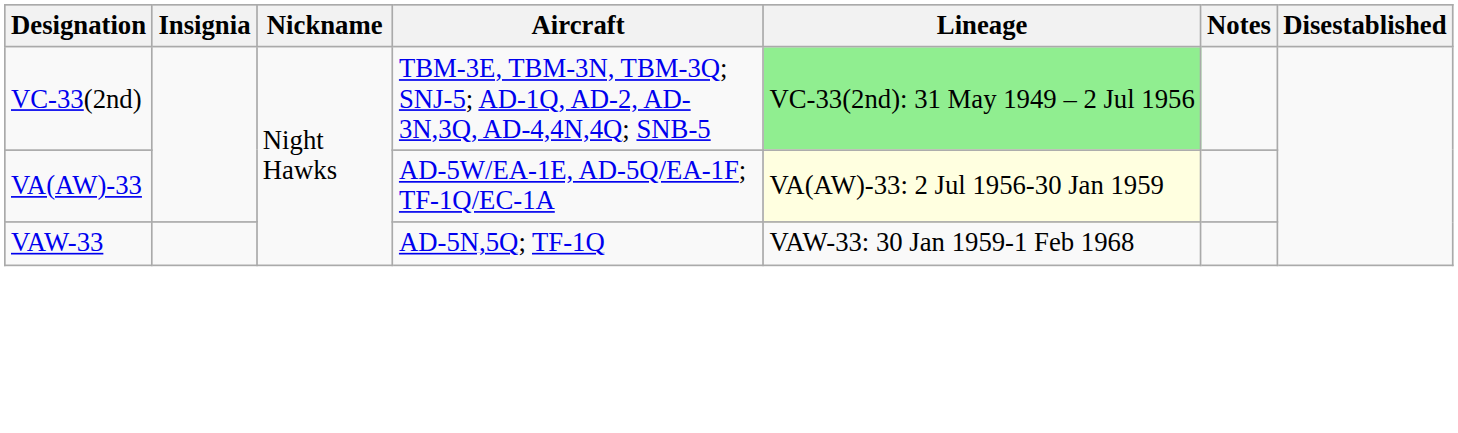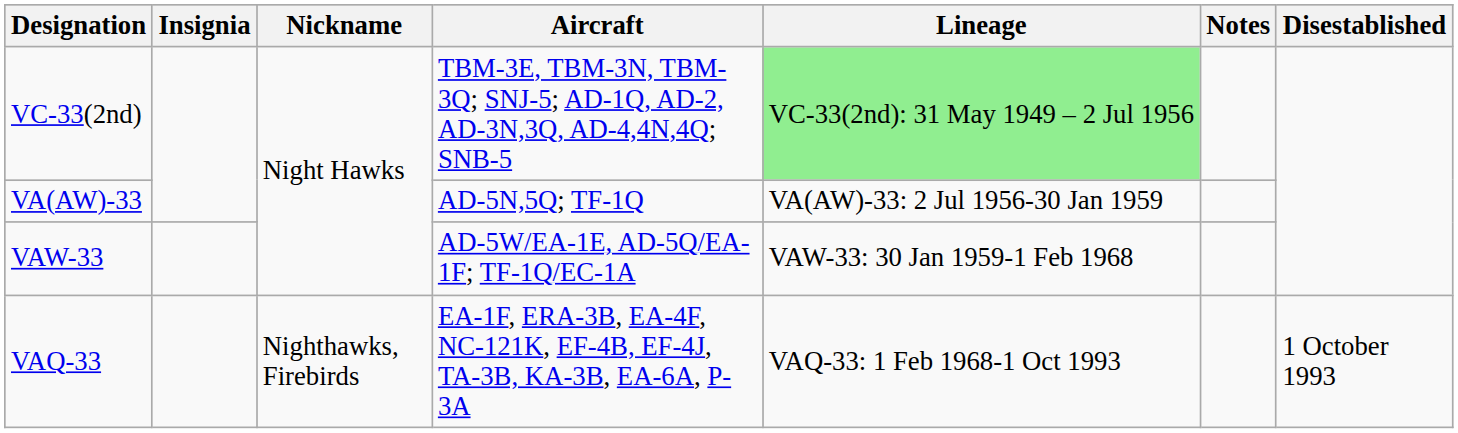(573, 185) AD-5W/EA-1E, AD-5Q/EA-1F; TF-1Q/EC-1A -> (541, 200) AD-5N,5Q; TF-1Q
(967, 185) lightyellow background -> (966, 200) no background
(502, 242) AD-5N,5Q; TF-1Q -> (594, 258) AD-5W/EA-1E, AD-5Q/EA-1F; TF-1Q/EC-1A
+ row: (56, 360)
